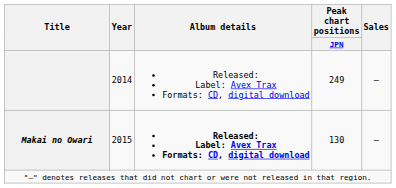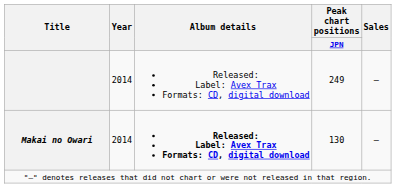(122, 140) 2015 -> (122, 140) 2014
